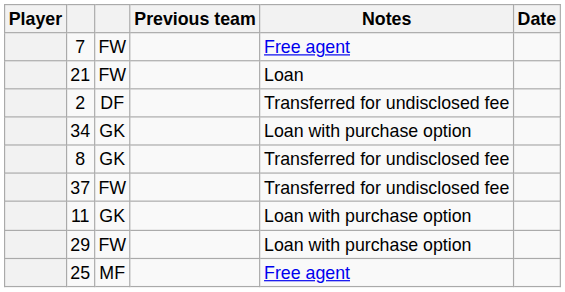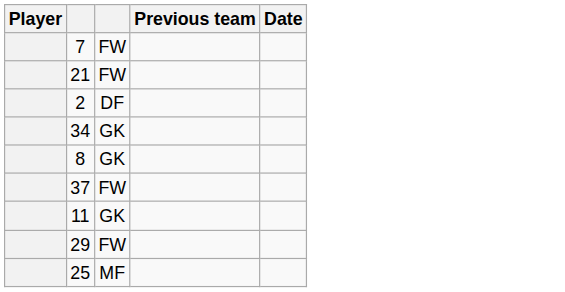- column: (387, 19)
